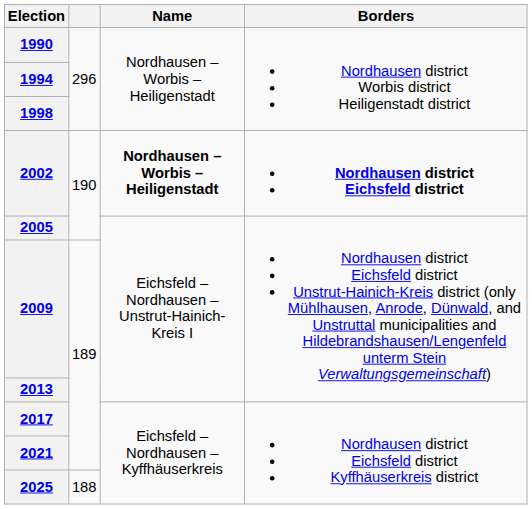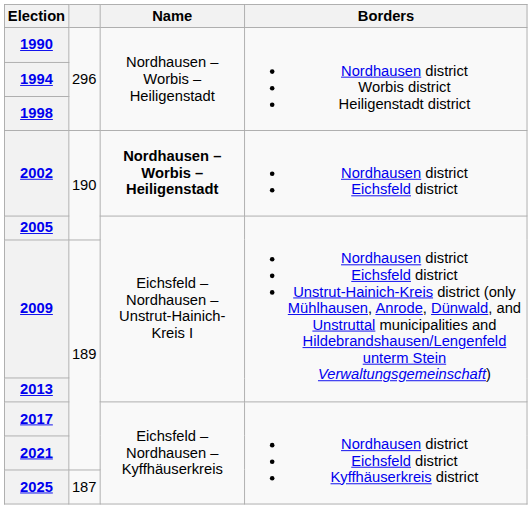(386, 182) bold -> (386, 182) normal
(84, 486) 188 -> (84, 486) 187
